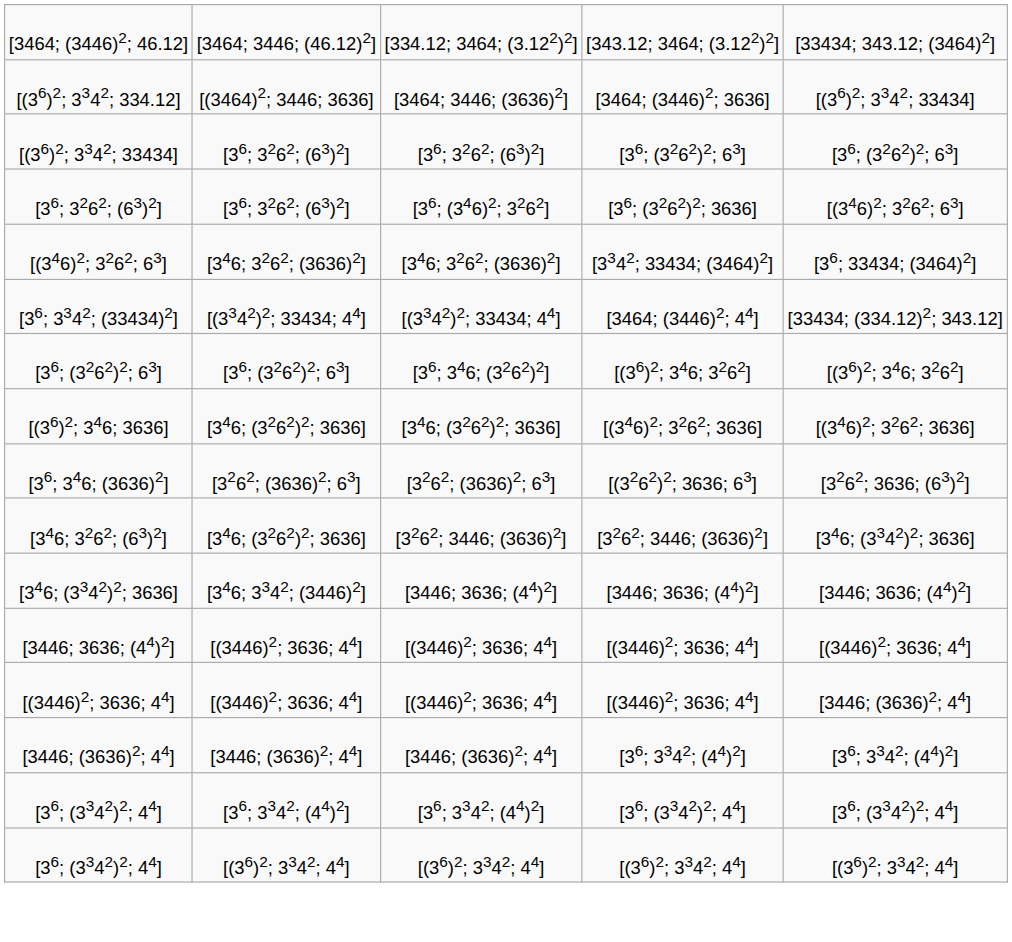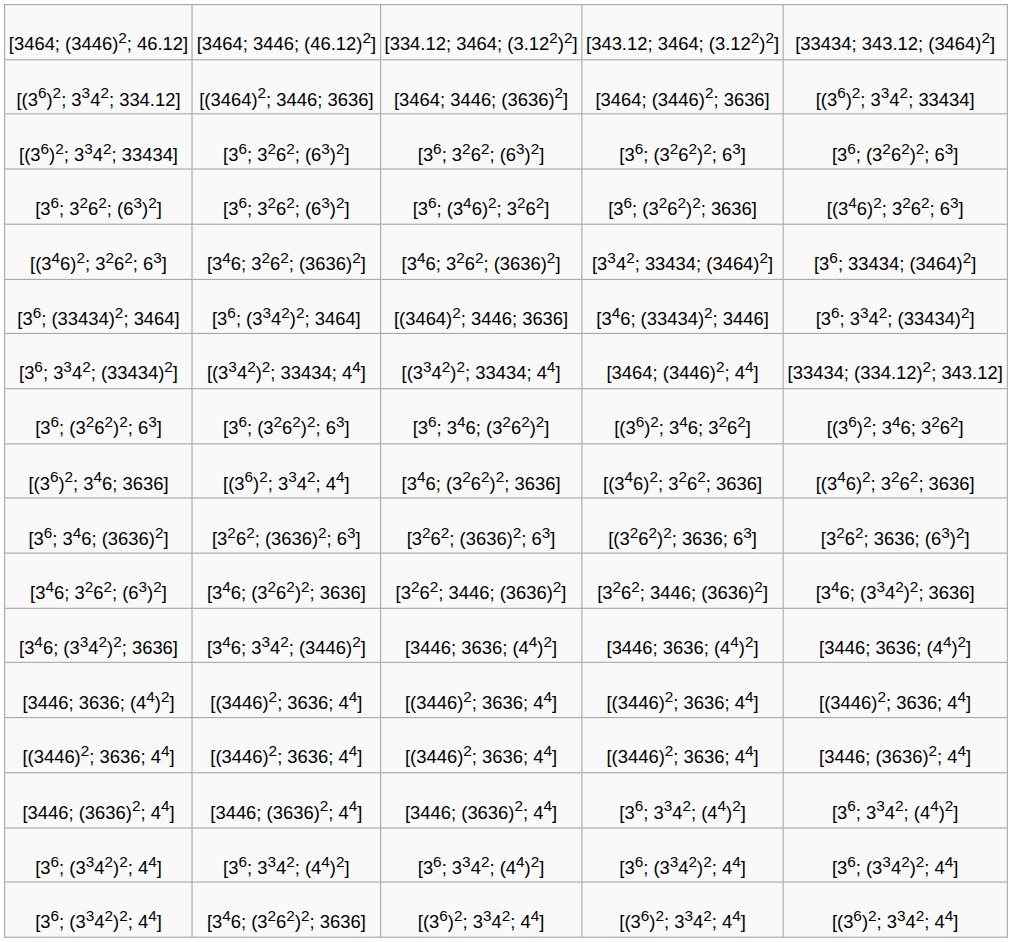+ row: (99, 316)
(286, 426) [346; (3262)2; 3636] -> (286, 481) [(36)2; 3342; 44]
(286, 865) [(36)2; 3342; 44] -> (286, 920) [346; (3262)2; 3636]
